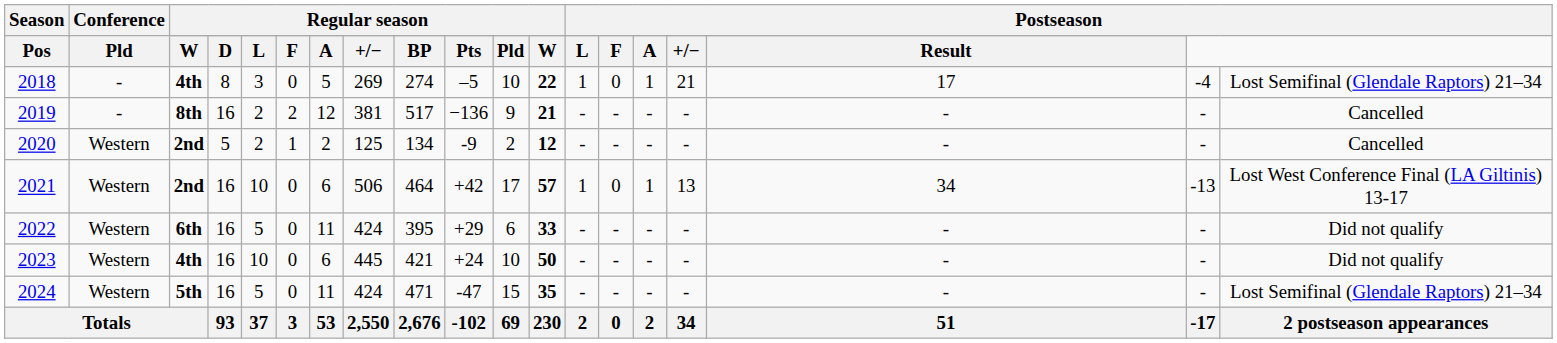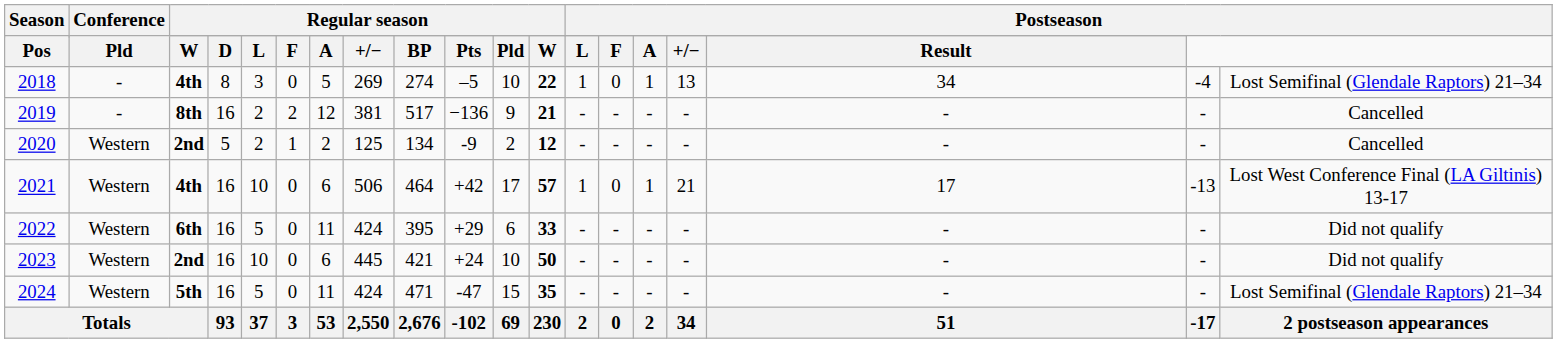(686, 82) 21 -> (686, 82) 13
(946, 82) 17 -> (946, 82) 34
(189, 186) 2nd -> (189, 186) 4th
(686, 186) 13 -> (686, 186) 21
(946, 186) 34 -> (946, 186) 17
(189, 260) 4th -> (189, 260) 2nd
